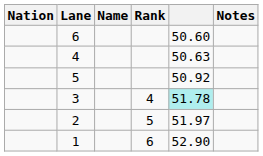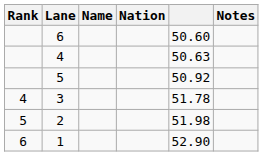columns swapped: (150, 15) <-> (31, 15)
(191, 99) paleturquoise background -> (191, 99) no background
(191, 120) 51.97 -> (191, 120) 51.98
